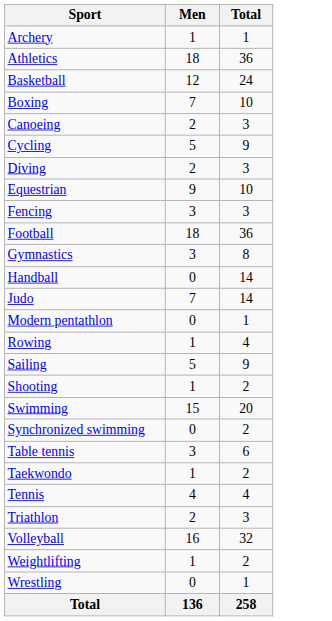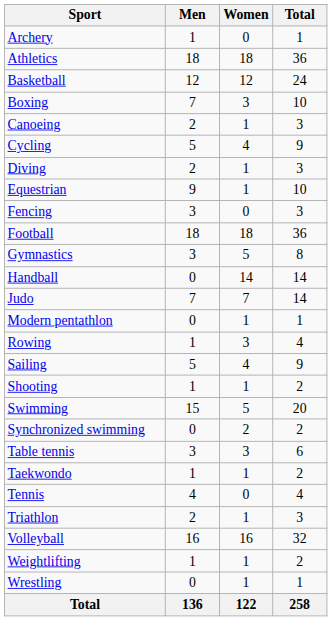+ column: (246, 15)
